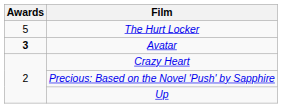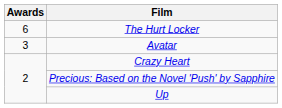(25, 29) 5 -> (25, 29) 6
(25, 45) bold -> (25, 45) normal
